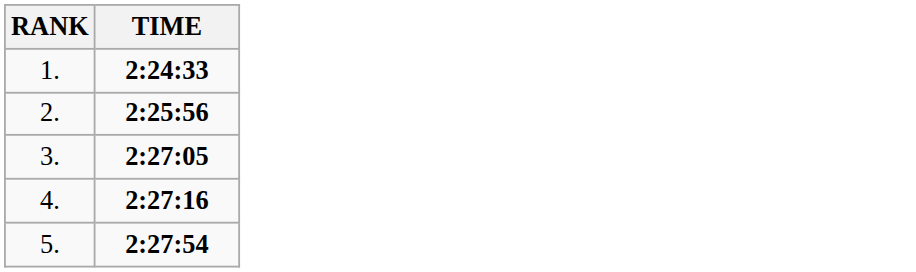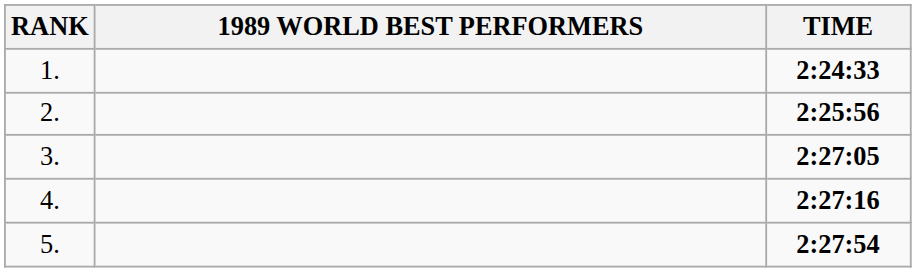+ column: (430, 26)
